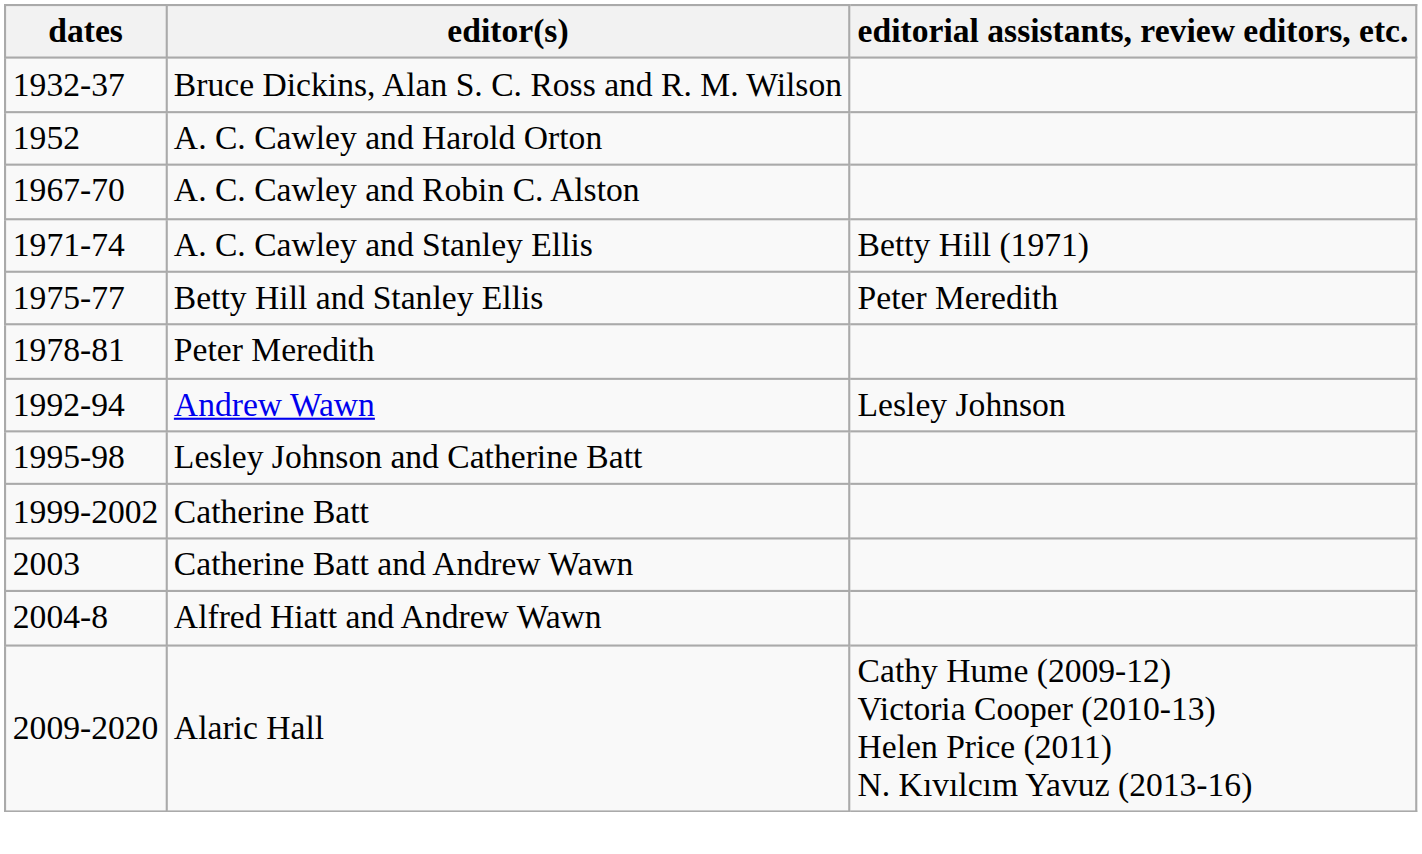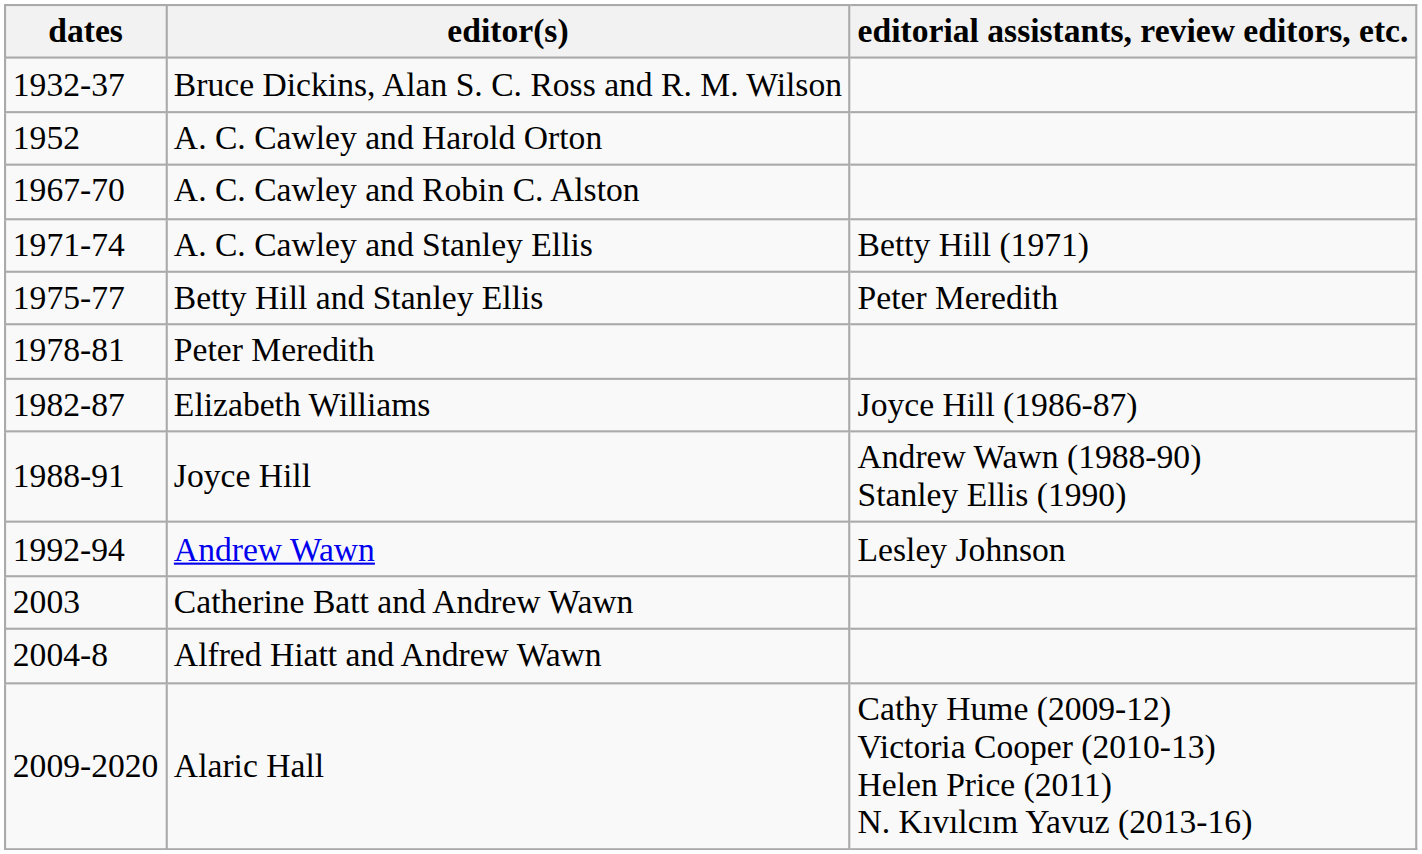+ row: (302, 404)
+ row: (242, 476)
- row: (408, 457)
- row: (271, 510)
